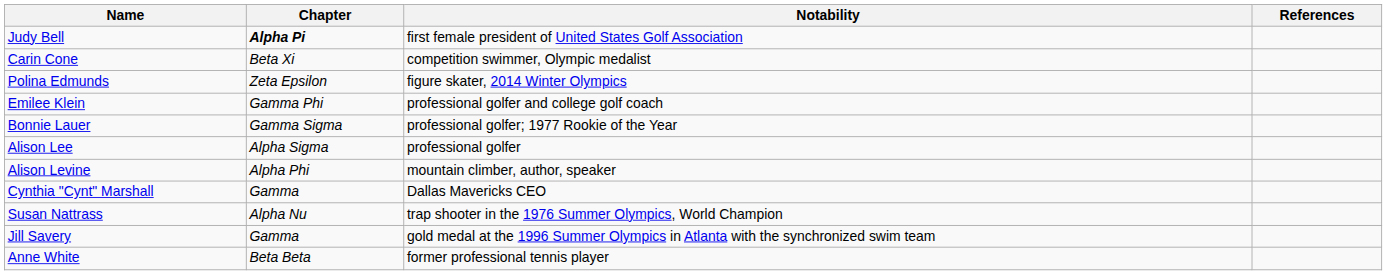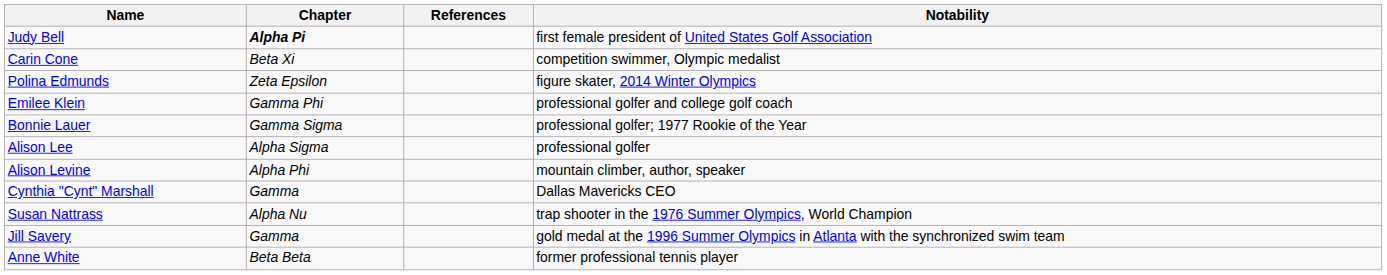columns swapped: (828, 15) <-> (1317, 15)
